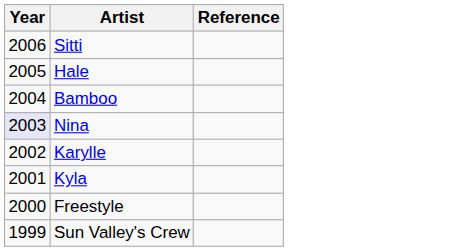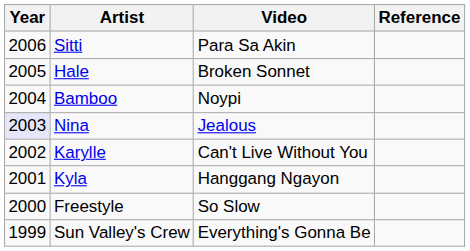+ column: (284, 17)
